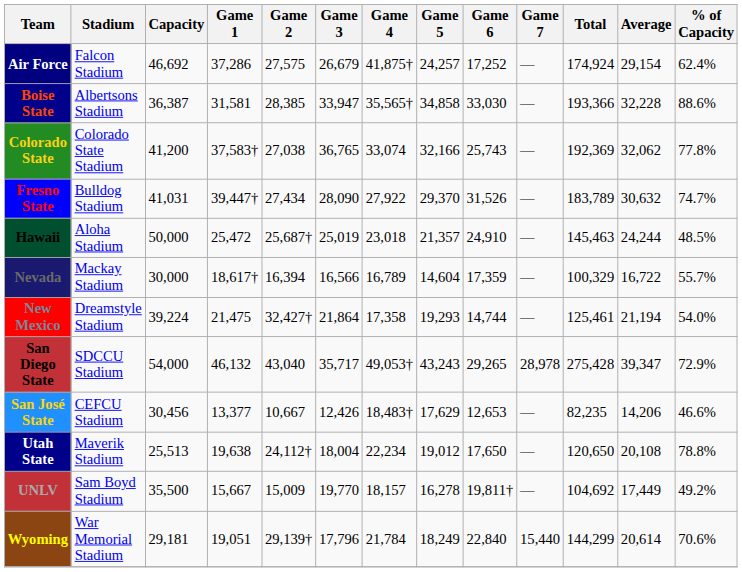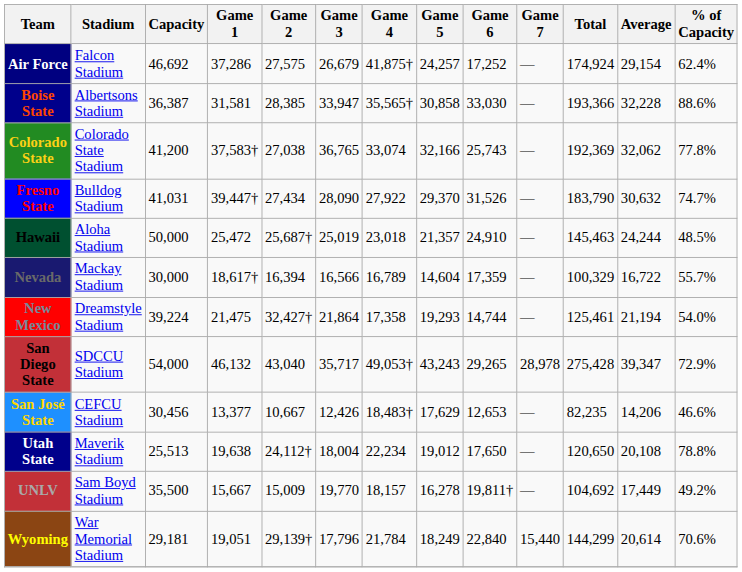(440, 103) 34,858 -> (440, 103) 30,858
(590, 198) 183,789 -> (590, 198) 183,790
